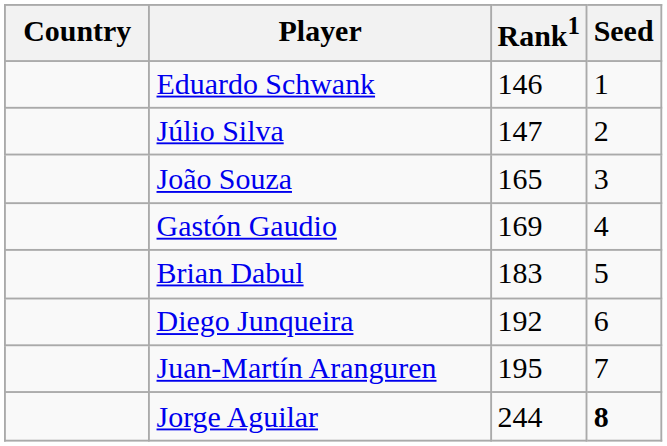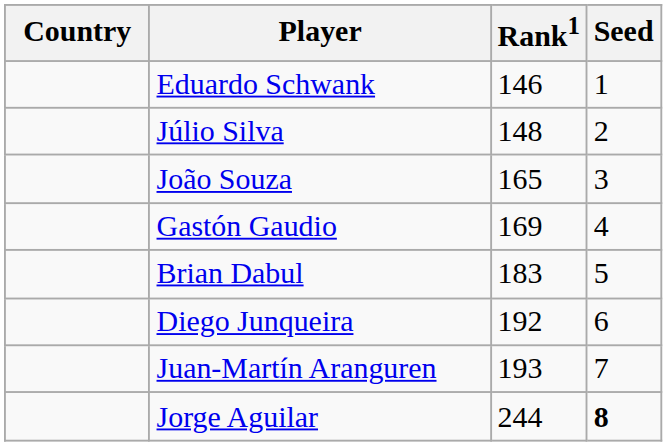(520, 131) 147 -> (520, 131) 148
(520, 368) 195 -> (520, 368) 193
